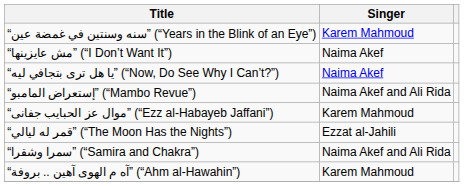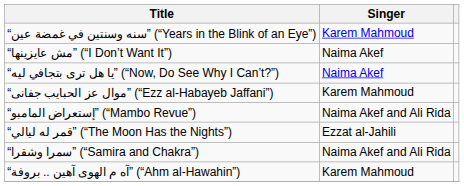rows swapped: (102, 93) <-> (140, 112)
